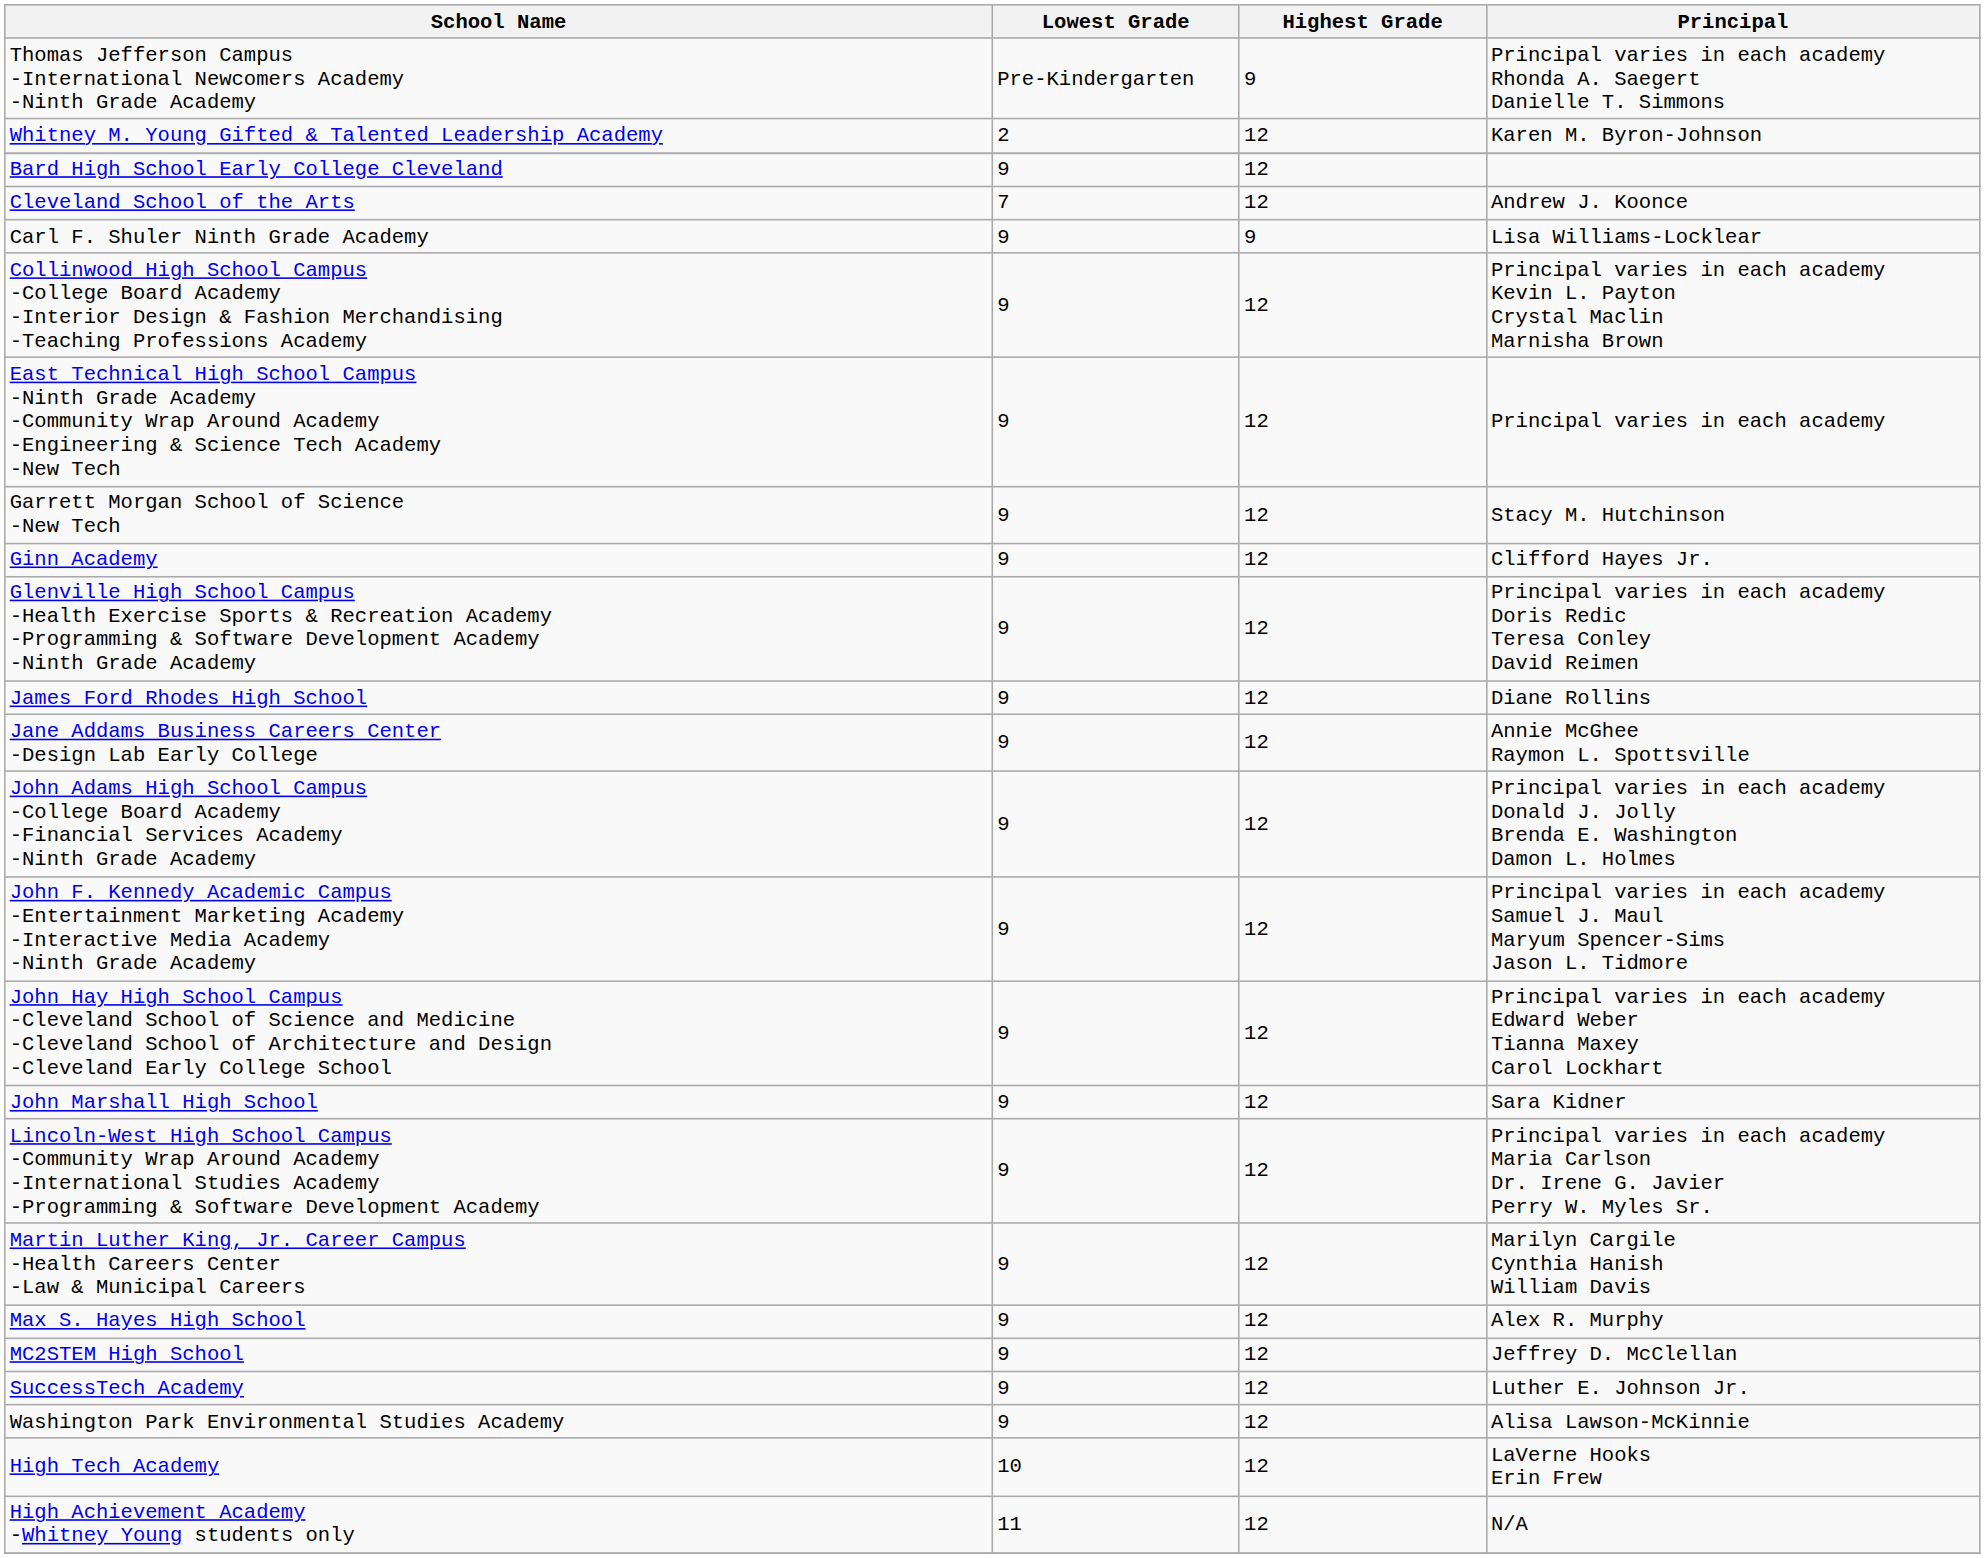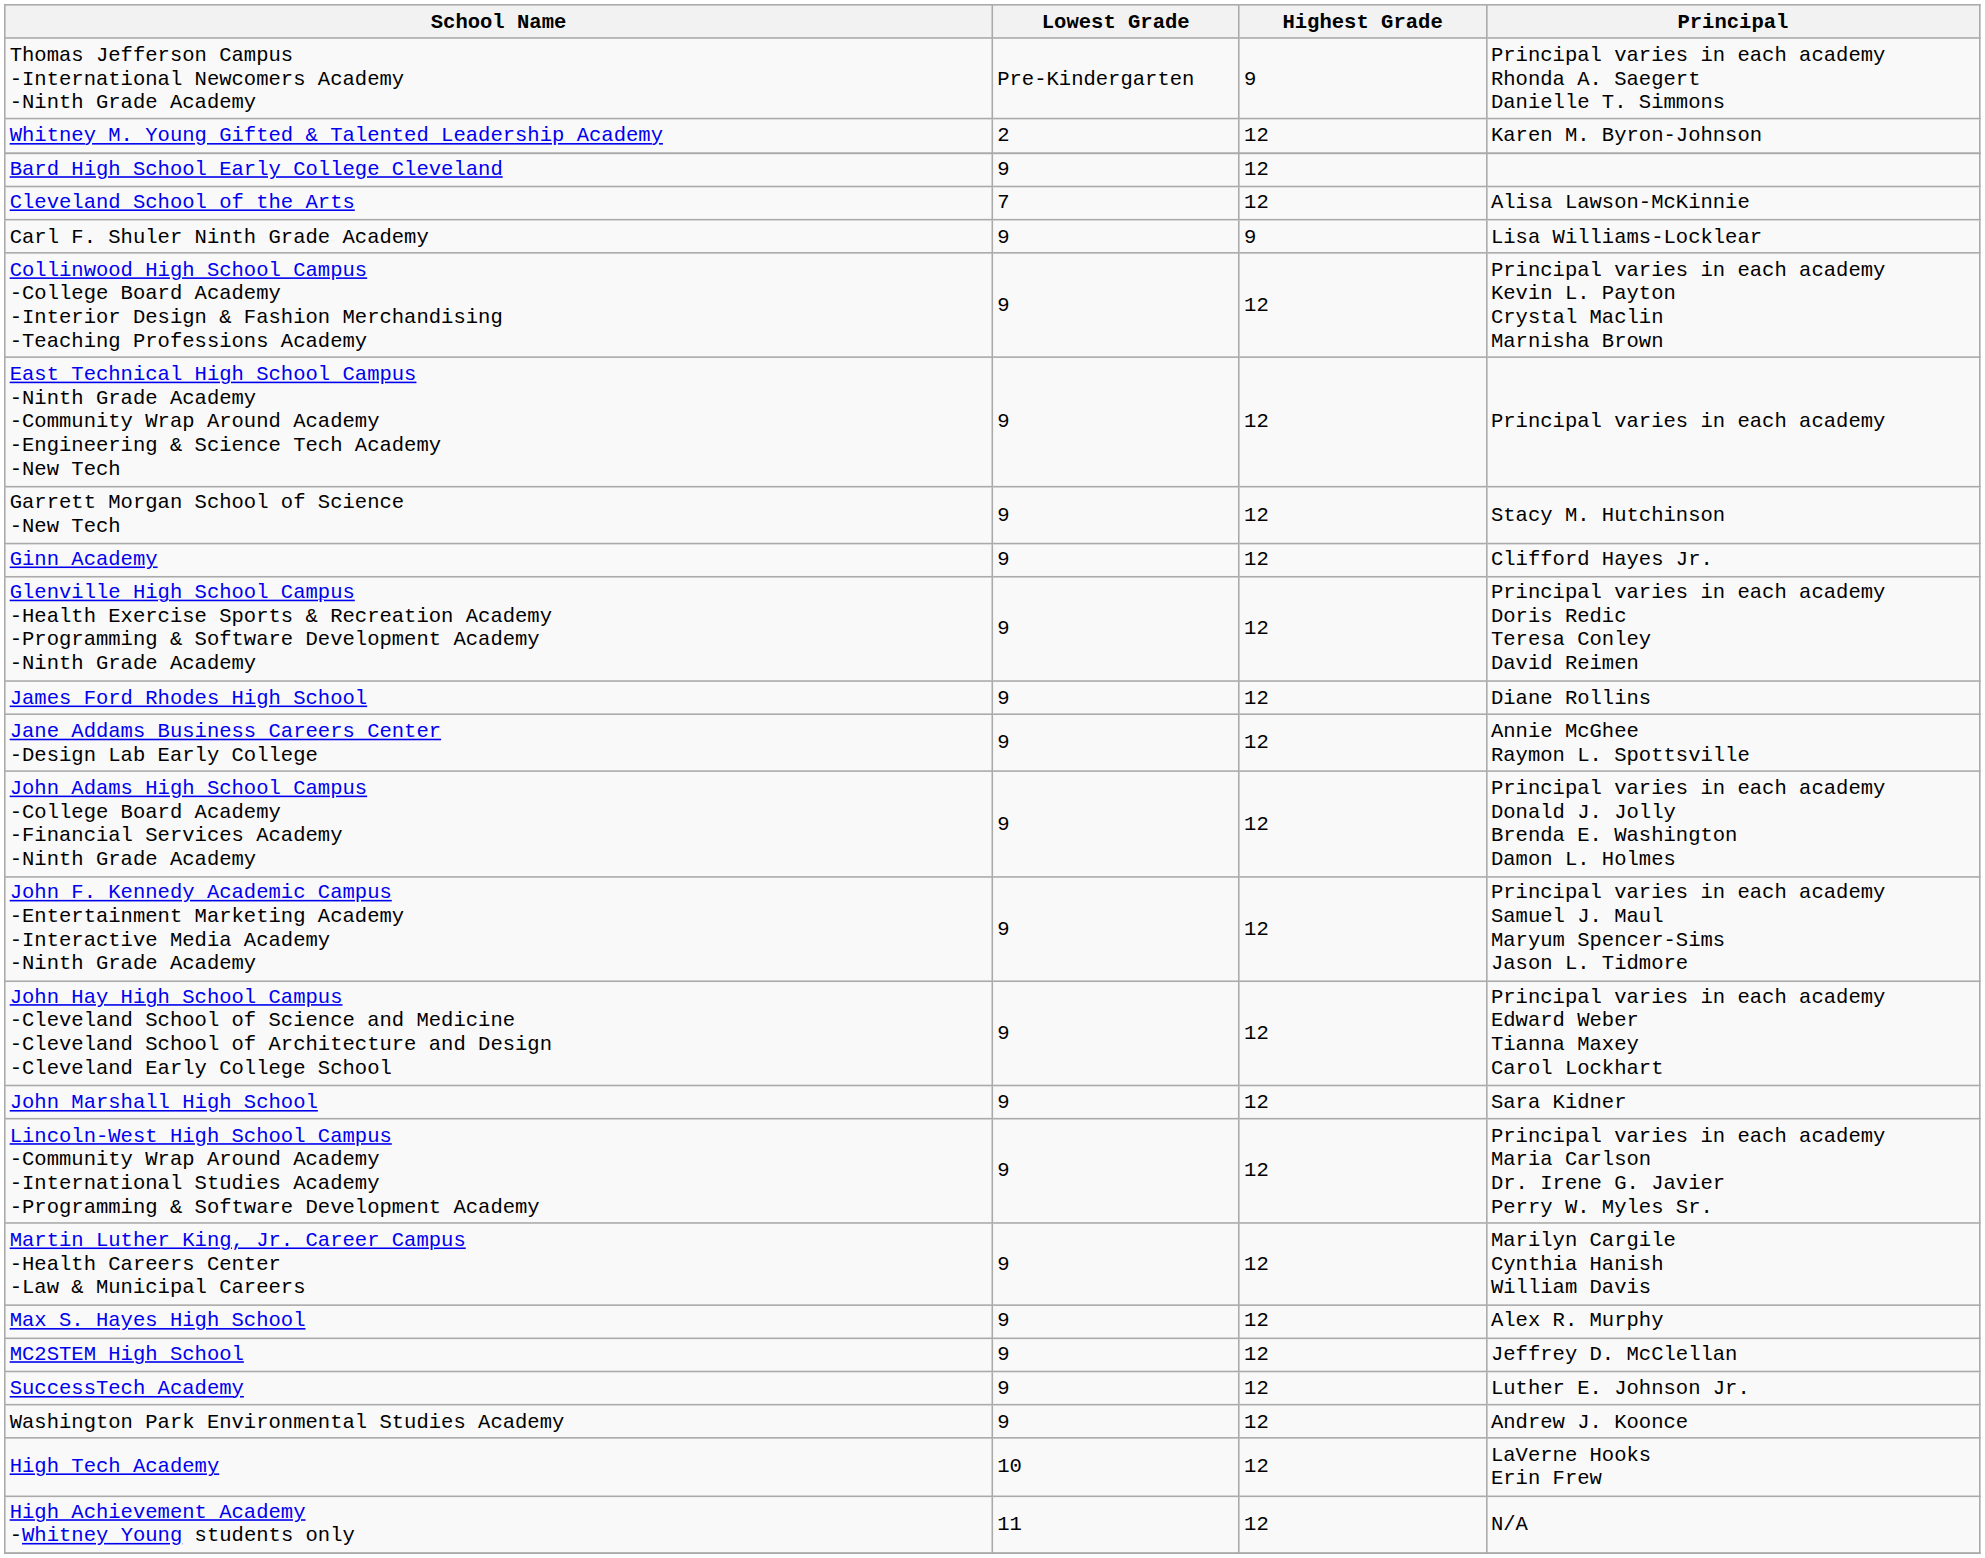(1590, 203) Andrew J. Koonce -> (1620, 203) Alisa Lawson-McKinnie
(1620, 1422) Alisa Lawson-McKinnie -> (1590, 1422) Andrew J. Koonce
